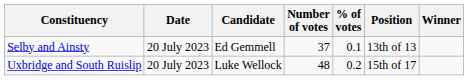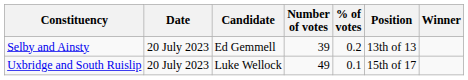(324, 46) 37 -> (324, 46) 39
(354, 46) 0.1 -> (354, 46) 0.2
(324, 65) 48 -> (324, 65) 49
(354, 65) 0.2 -> (354, 65) 0.1
